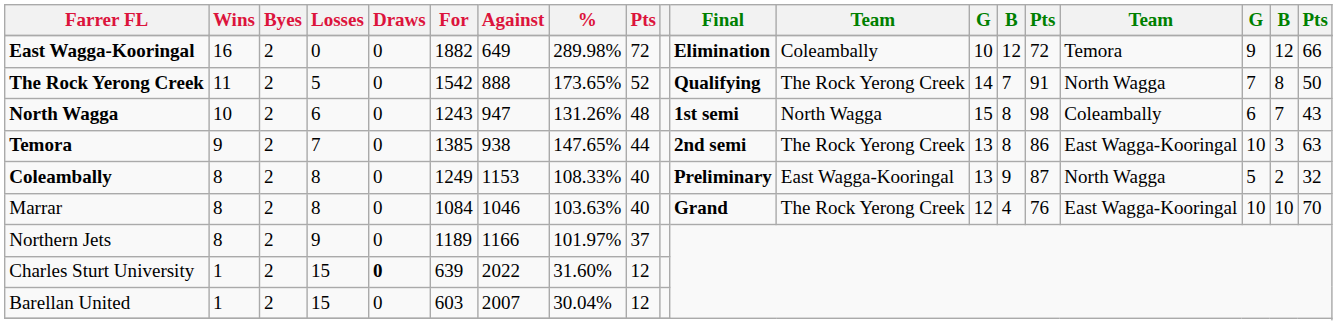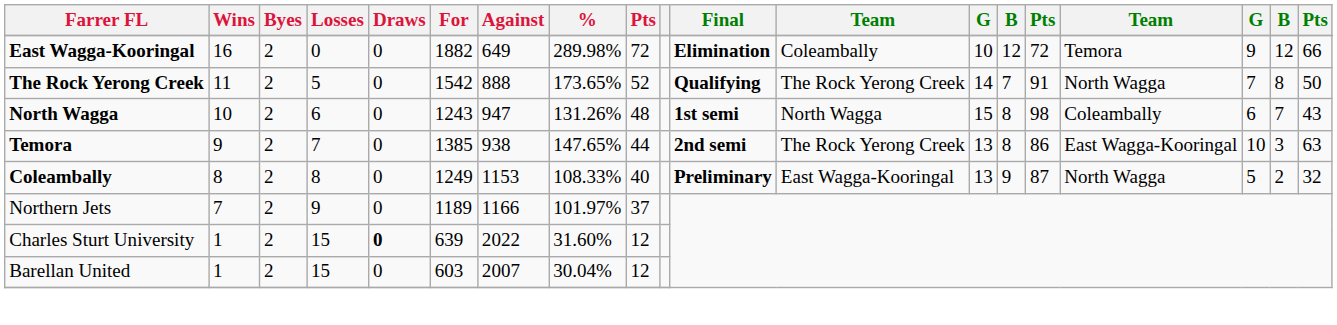- row: (36, 208)
(218, 239) 8 -> (218, 208) 7
